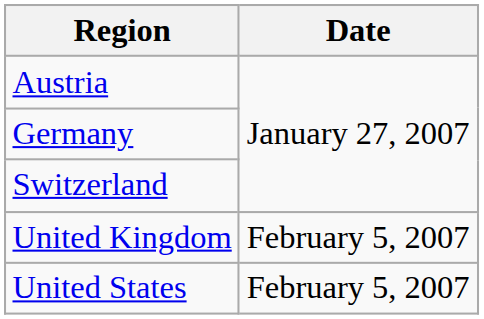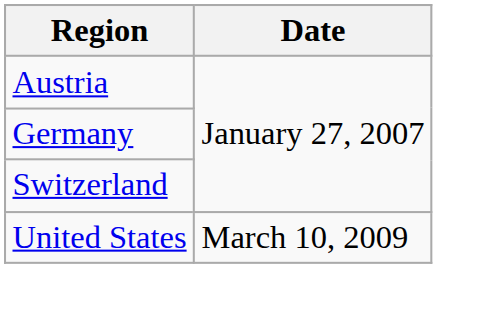- row: (122, 236)
(358, 287) February 5, 2007 -> (305, 236) March 10, 2009
